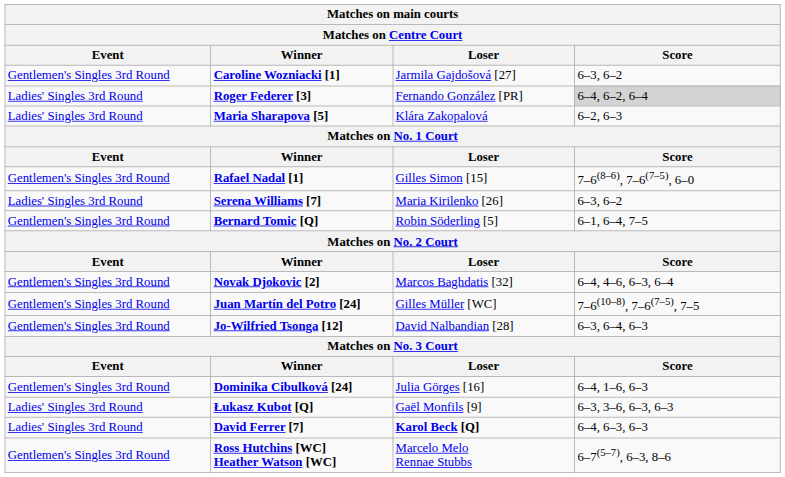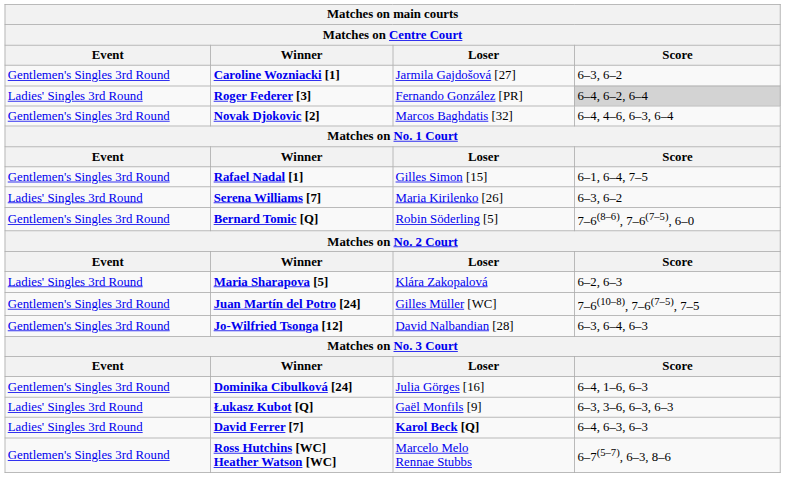rows swapped: (267, 282) <-> (271, 116)
(636, 178) 7–6(8–6), 7–6(7–5), 6–0 -> (613, 177) 6–1, 6–4, 7–5
(613, 221) 6–1, 6–4, 7–5 -> (636, 219) 7–6(8–6), 7–6(7–5), 6–0
